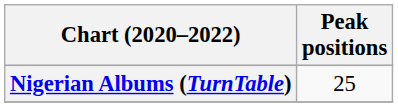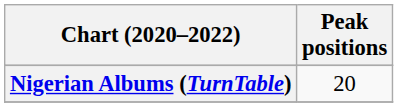(345, 83) 25 -> (345, 83) 20
